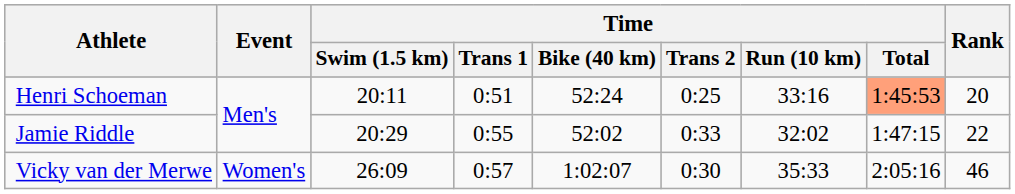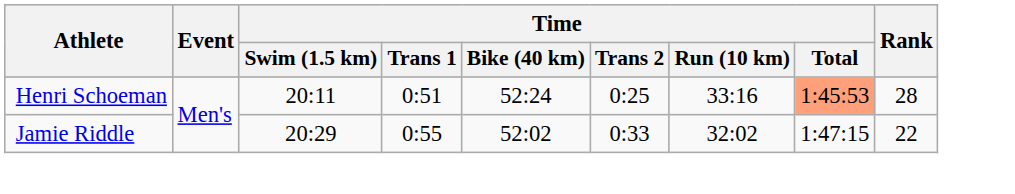(978, 96) 20 -> (906, 96) 28
- row: (111, 170)
